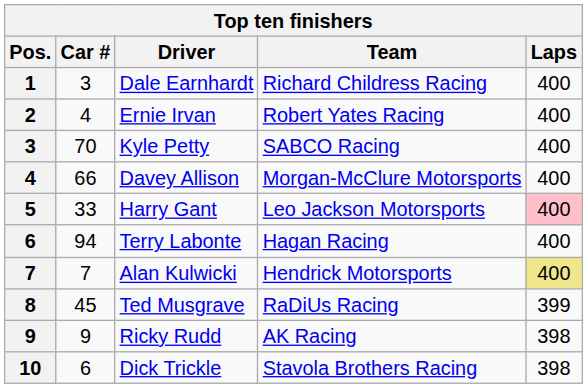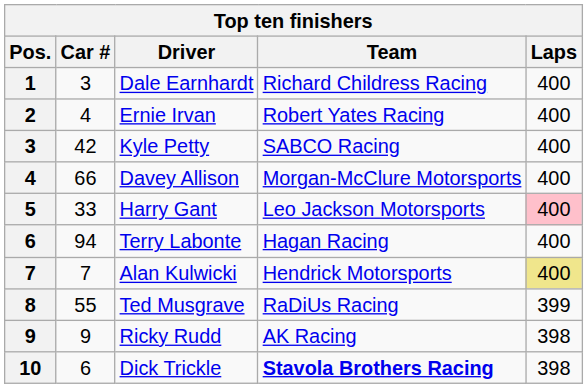(85, 147) 70 -> (85, 147) 42
(85, 304) 45 -> (85, 304) 55
(370, 367) normal -> (378, 367) bold
